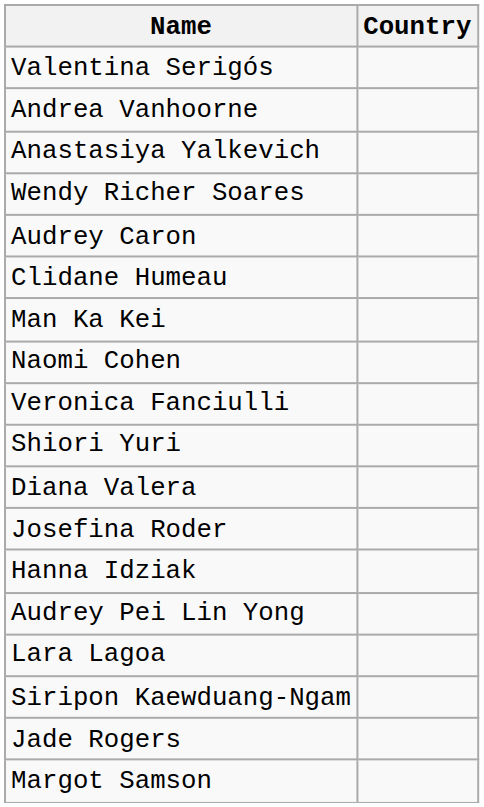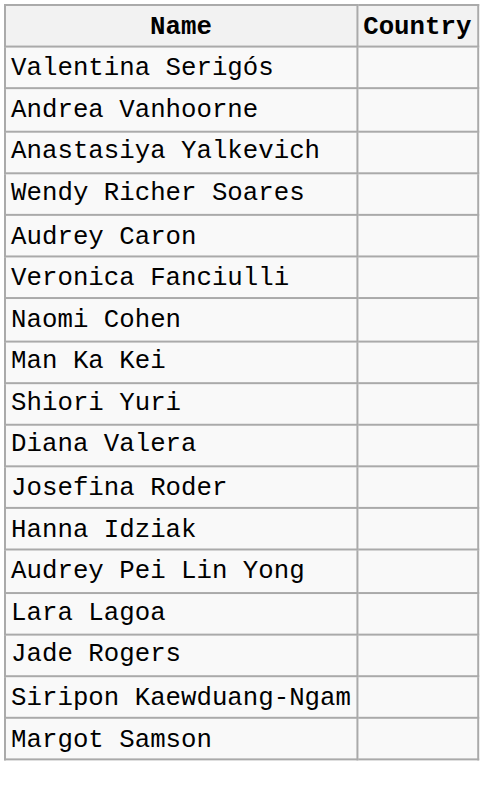- row: (119, 278)
rows swapped: (88, 320) <-> (150, 404)
rows swapped: (181, 697) <-> (96, 739)
